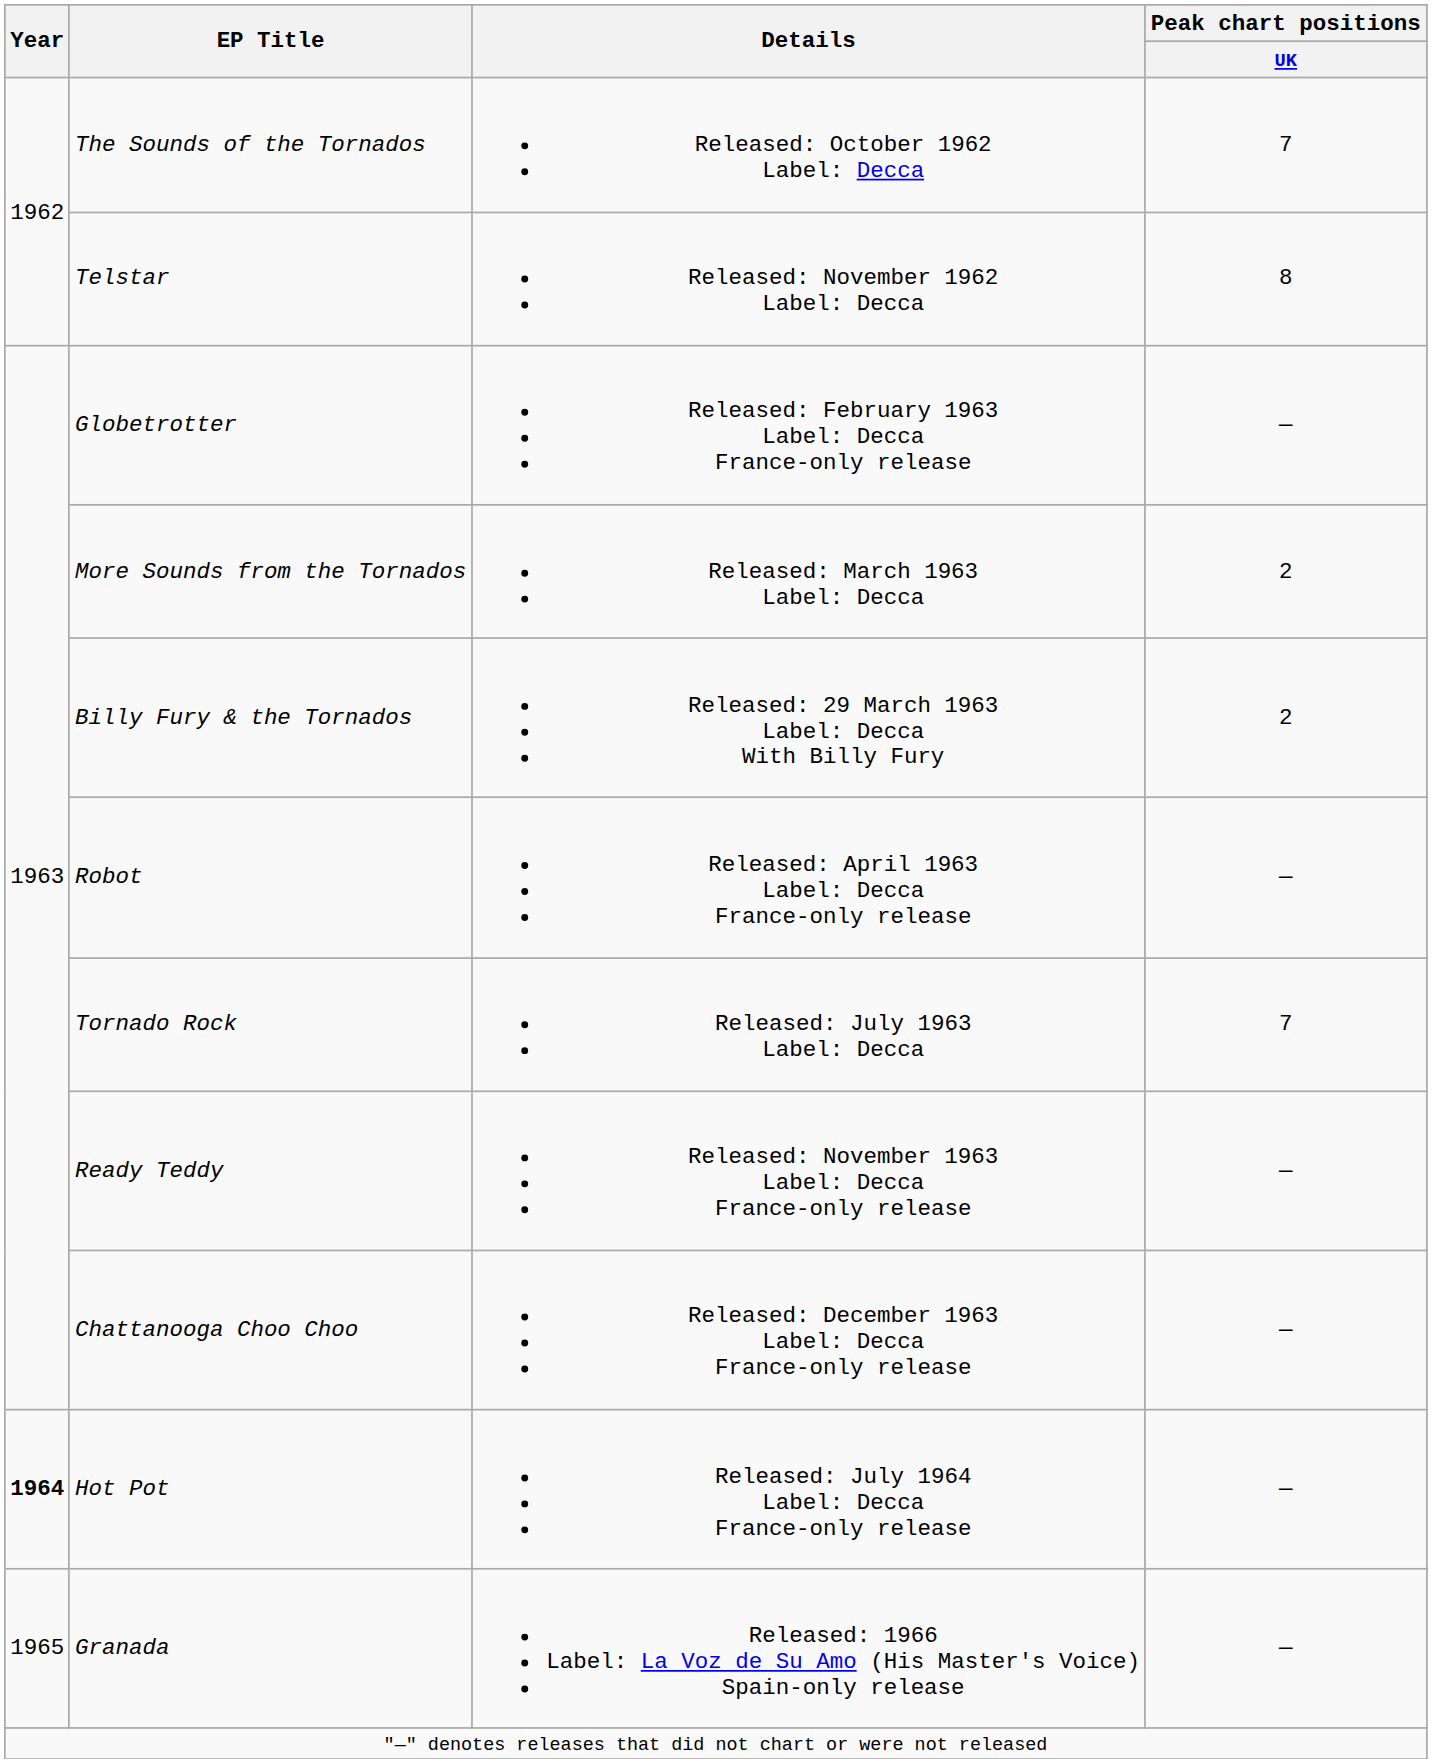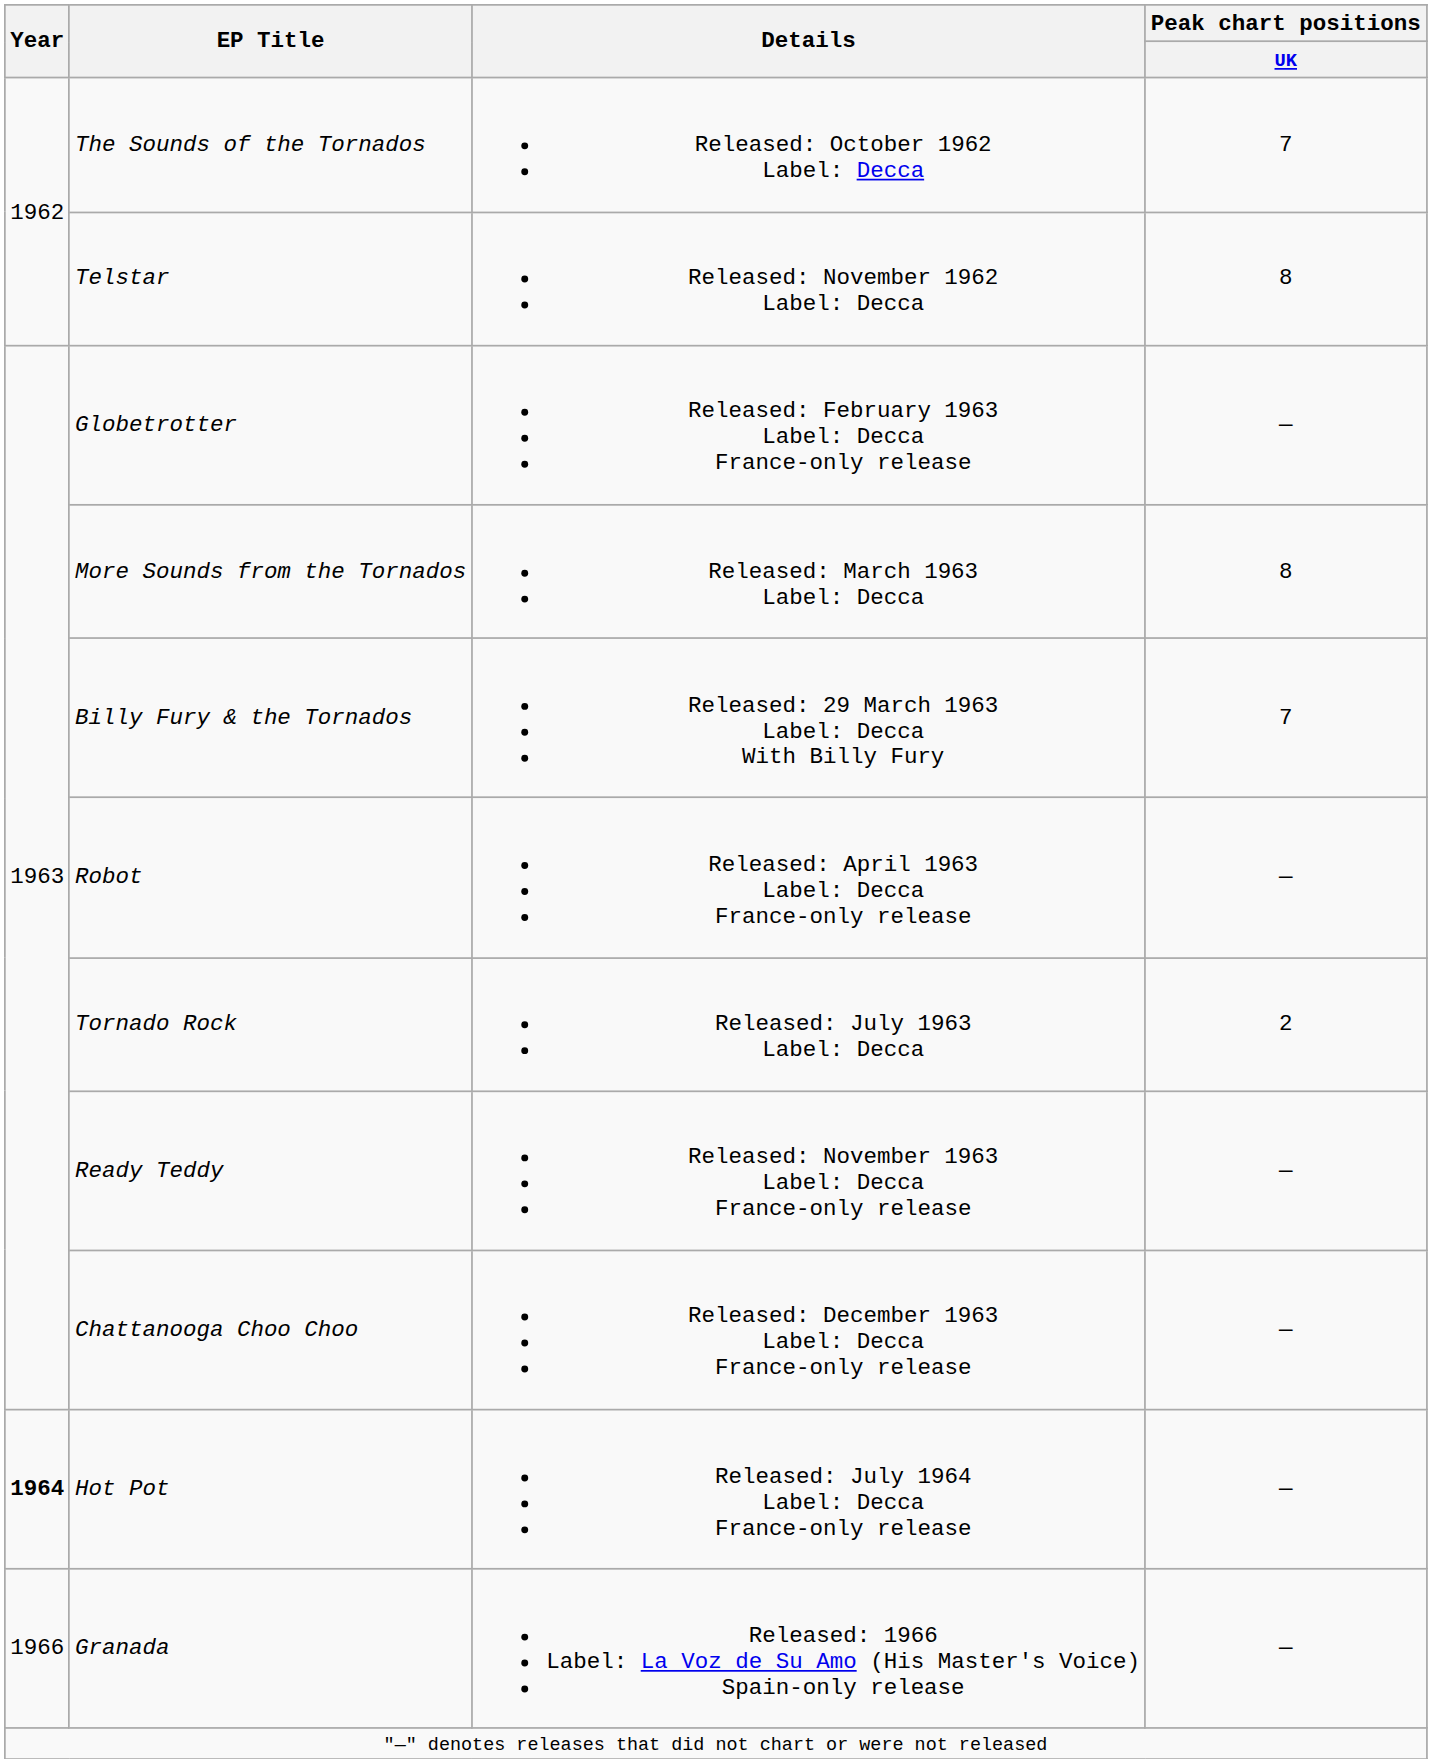(1286, 571) 2 -> (1286, 571) 8
(1286, 718) 2 -> (1286, 718) 7
(1286, 1024) 7 -> (1286, 1024) 2
(37, 1649) 1965 -> (37, 1649) 1966
